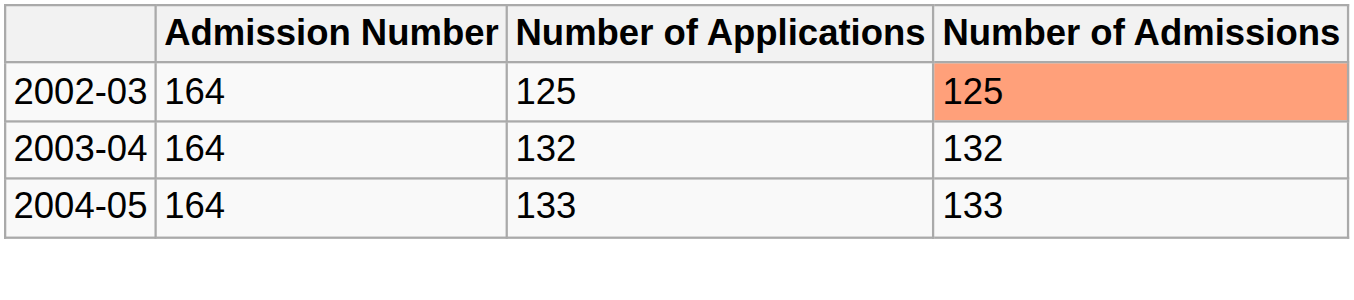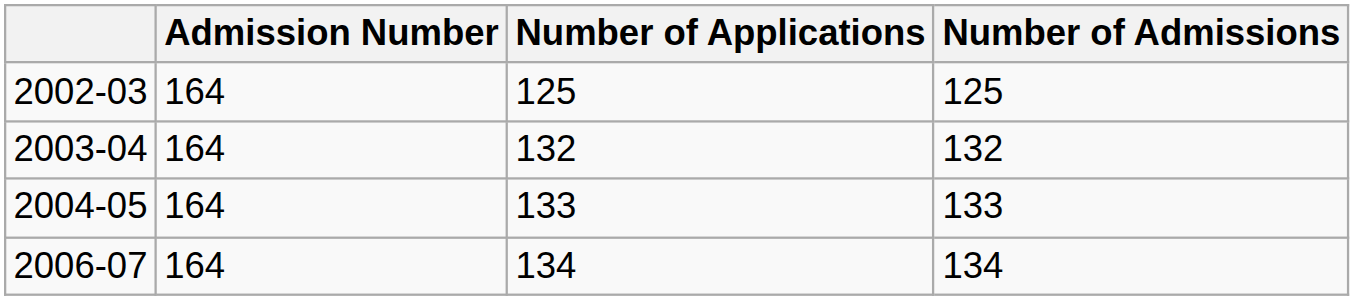(973, 91) lightsalmon background -> (973, 91) no background
+ row: (80, 264)
